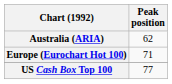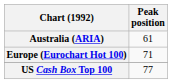(148, 39) 62 -> (148, 39) 61
